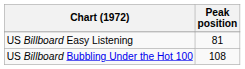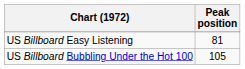(217, 56) 108 -> (217, 56) 105
